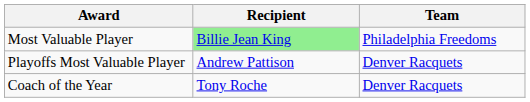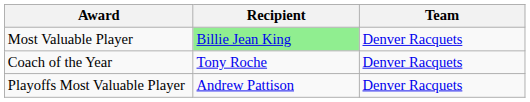(429, 39) Philadelphia Freedoms -> (412, 39) Denver Racquets
rows swapped: (60, 85) <-> (96, 62)
